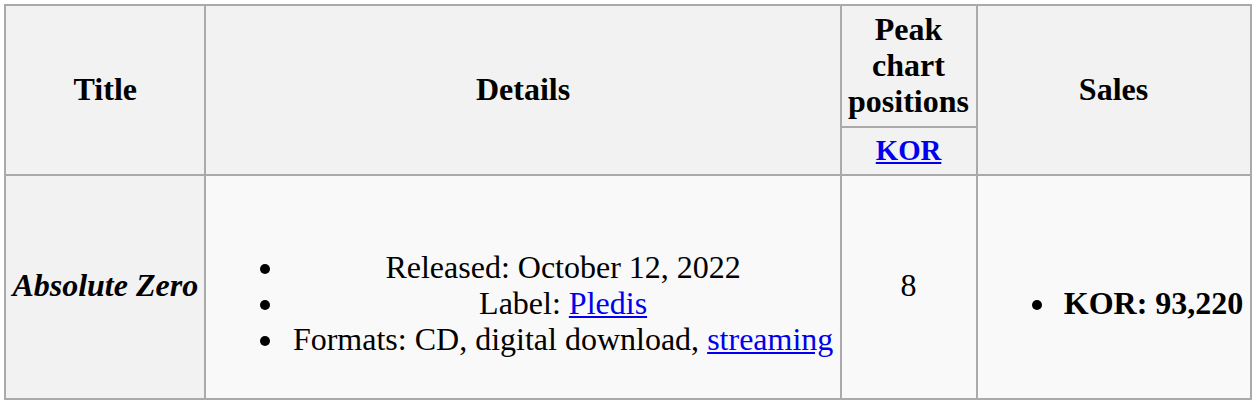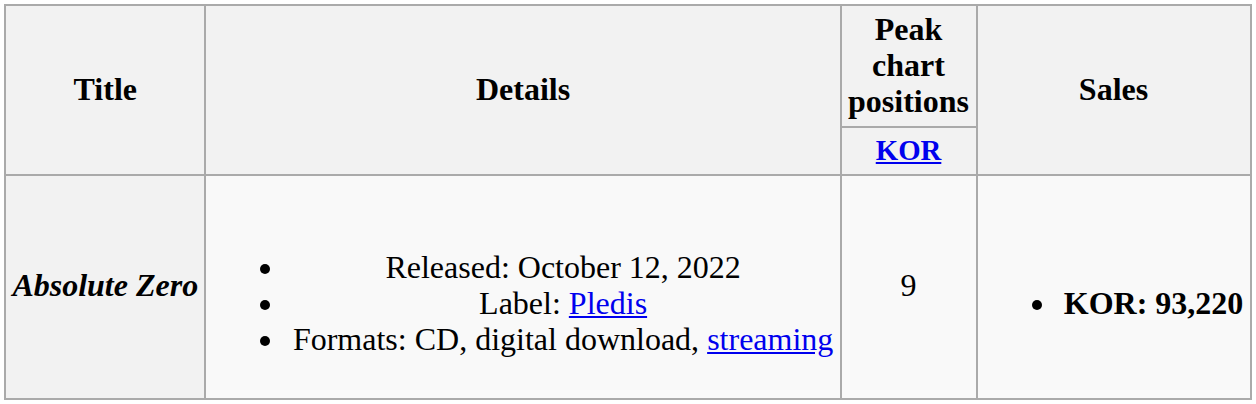(909, 286) 8 -> (909, 286) 9
